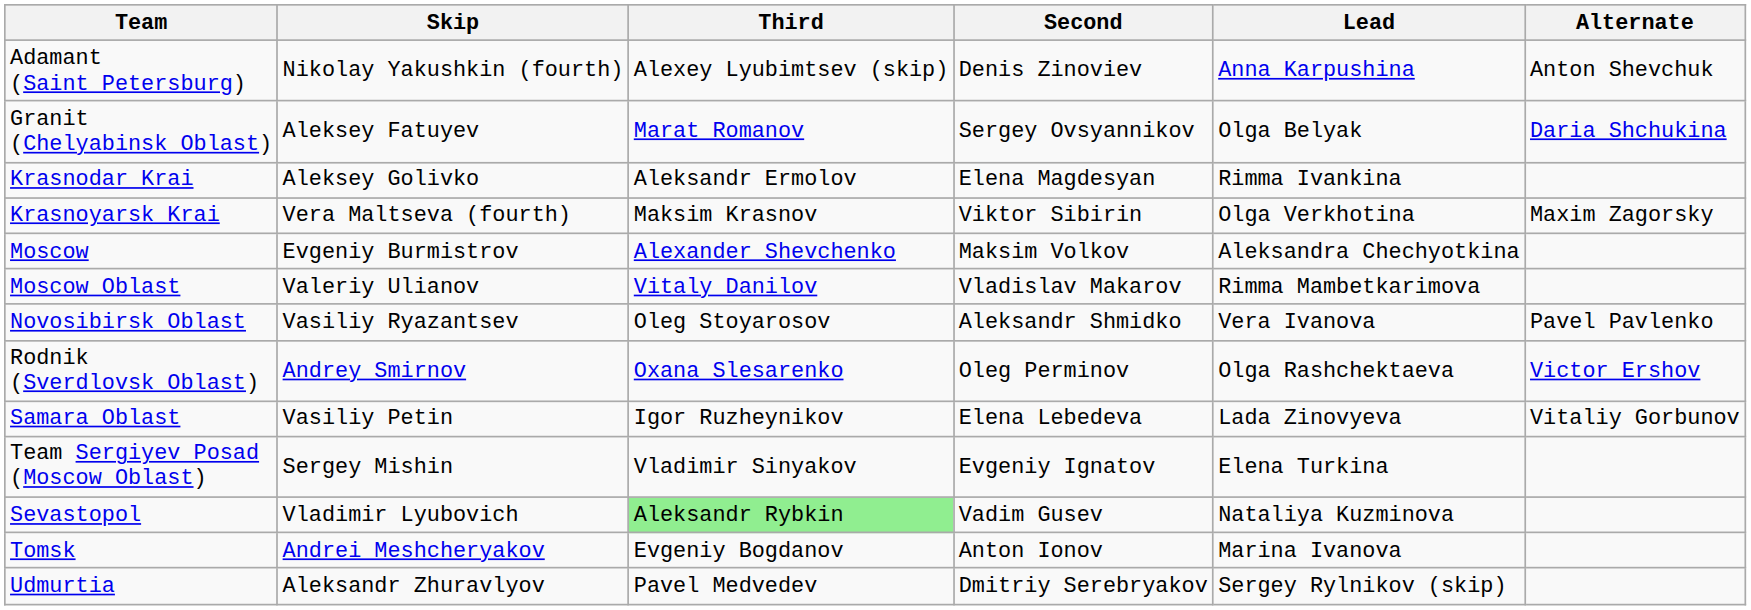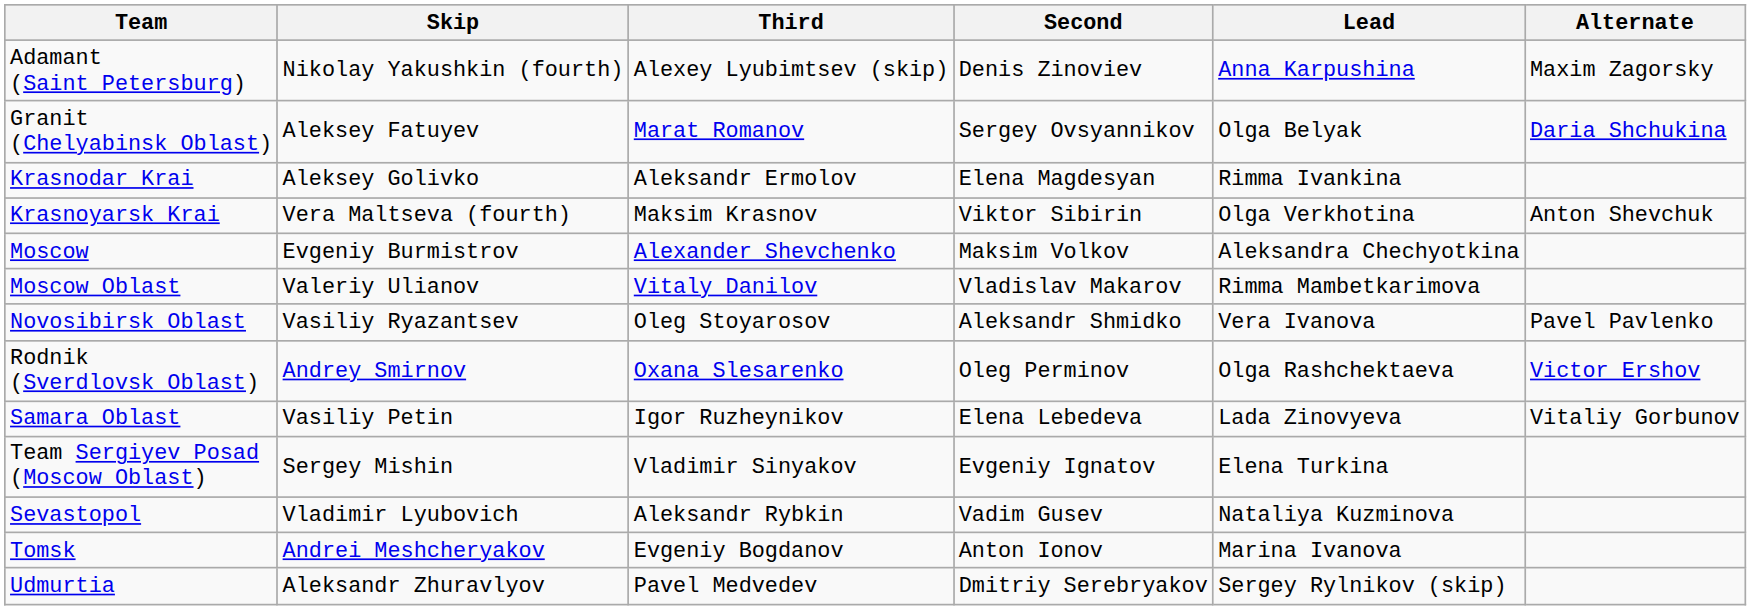(1622, 71) Anton Shevchuk -> (1622, 71) Maxim Zagorsky
(1622, 215) Maxim Zagorsky -> (1622, 215) Anton Shevchuk
(739, 515) lightgreen background -> (739, 515) no background
